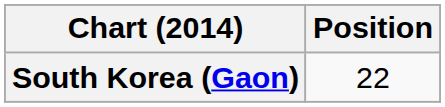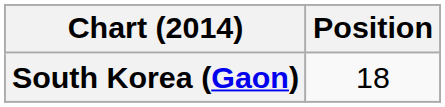(373, 76) 22 -> (373, 76) 18
